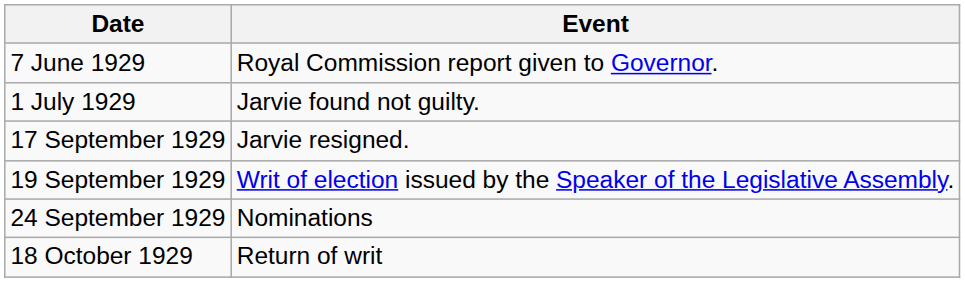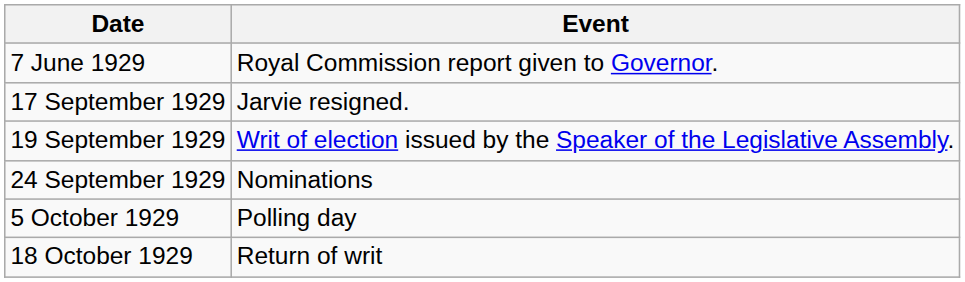- row: (73, 101)
+ row: (95, 218)
